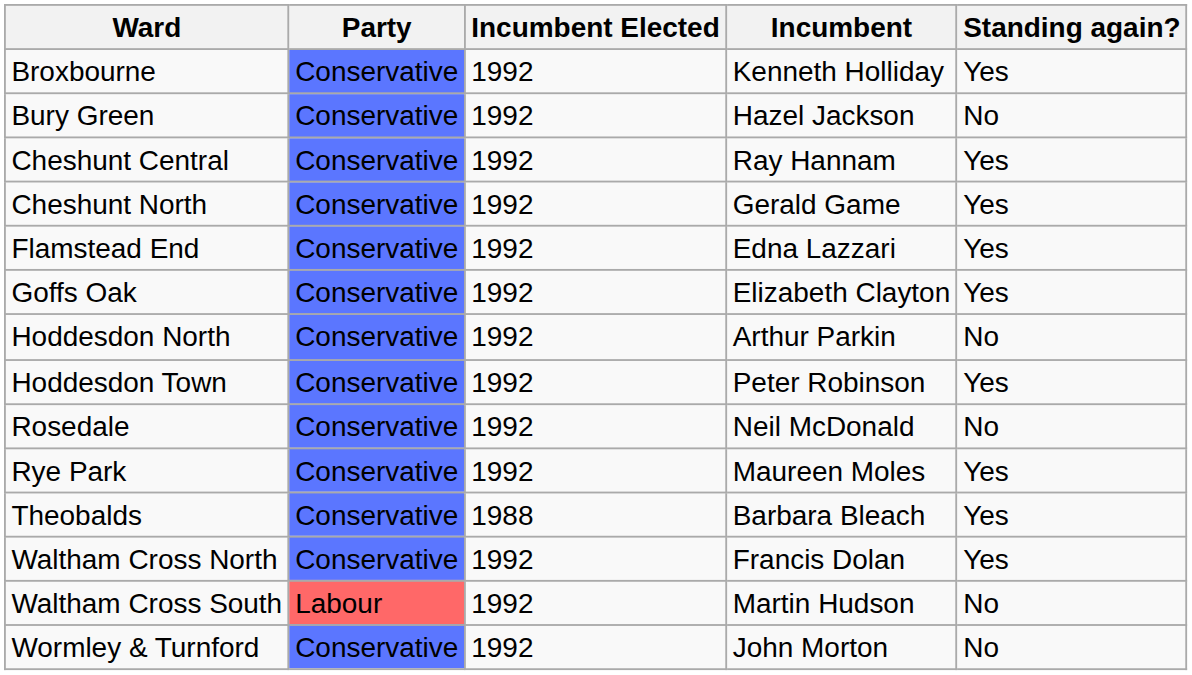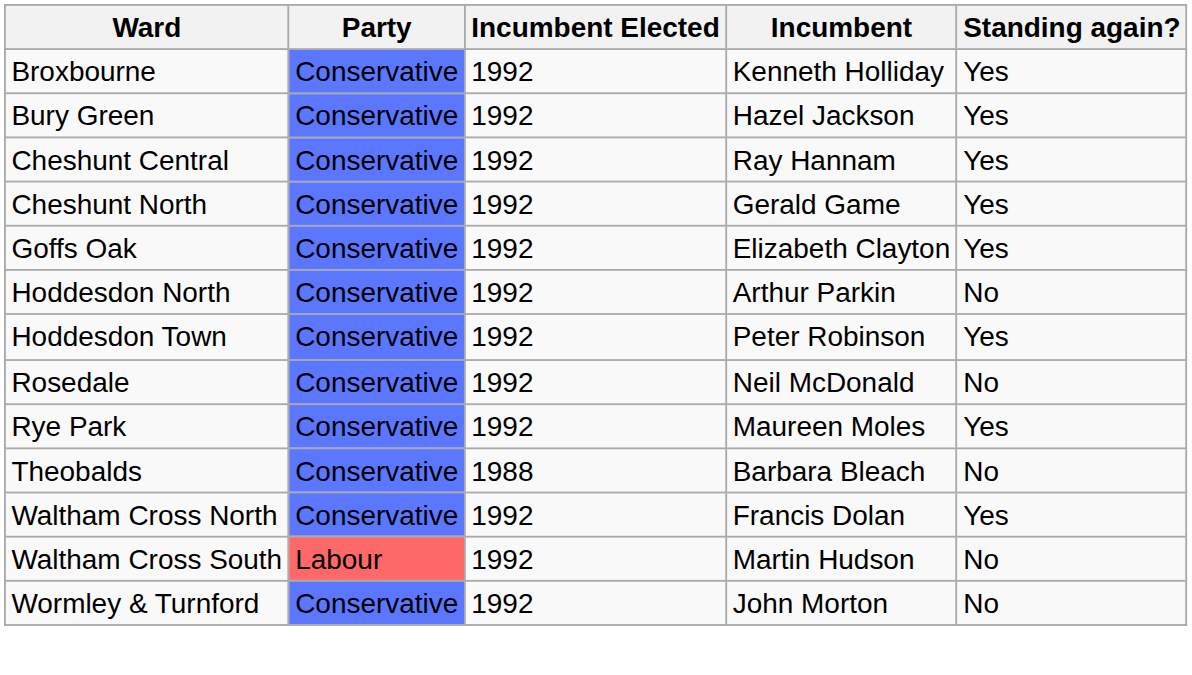(981, 116) No -> (986, 116) Yes
- row: (105, 249)
(986, 514) Yes -> (981, 470) No
